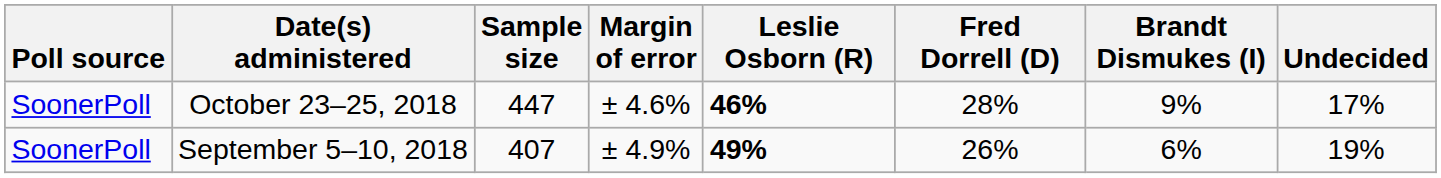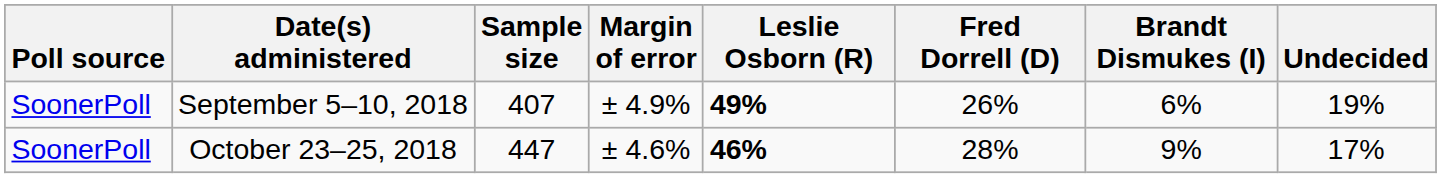rows swapped: (323, 104) <-> (323, 149)
